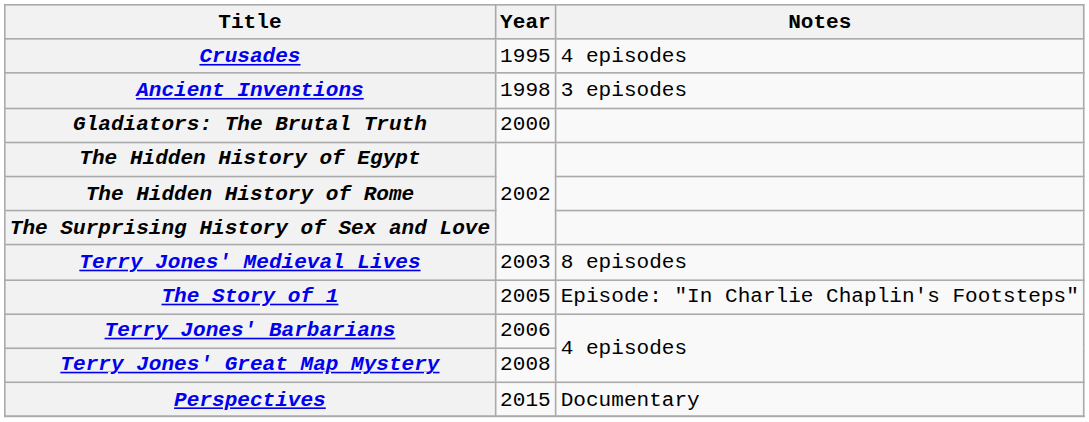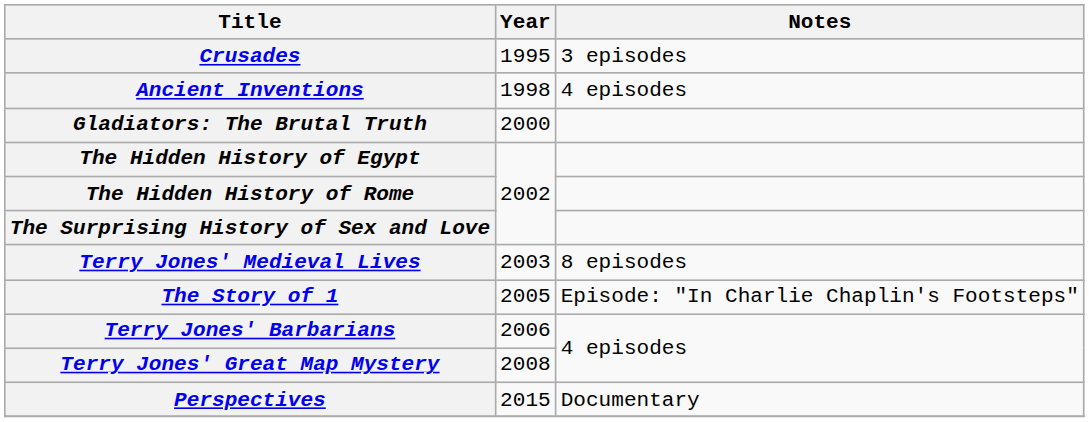(624, 56) 4 episodes -> (624, 56) 3 episodes
(624, 91) 3 episodes -> (624, 91) 4 episodes
